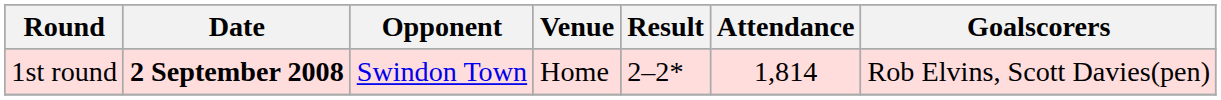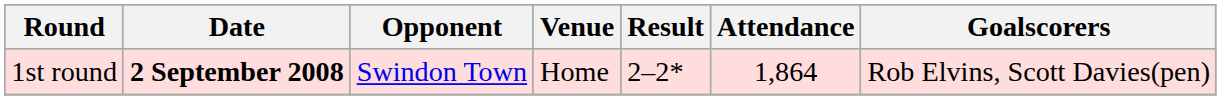(786, 71) 1,814 -> (786, 71) 1,864
